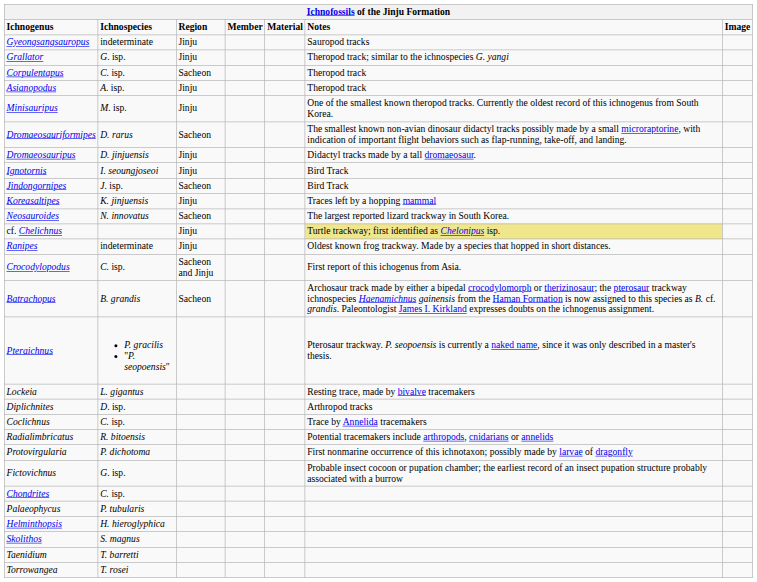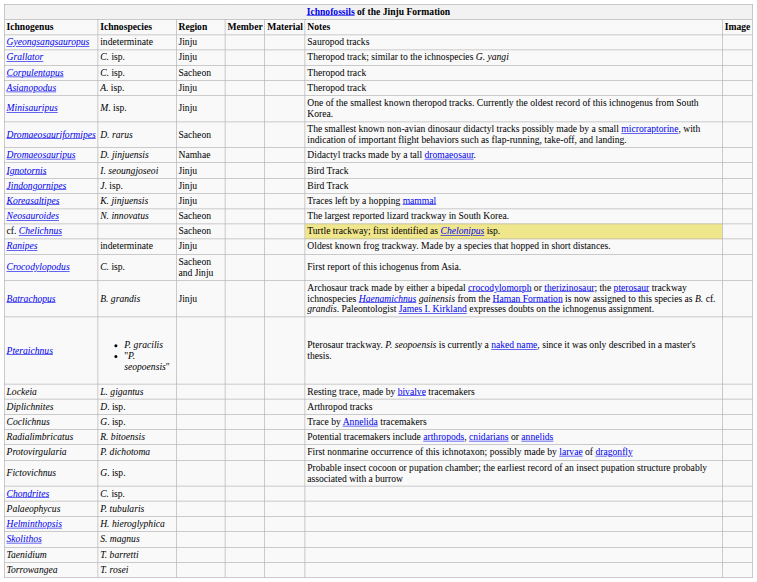(113, 57) G. isp. -> (113, 57) C. isp.
(188, 155) Jinju -> (194, 155) Namhae
(195, 185) Sacheon -> (188, 185) Jinju
(188, 231) Jinju -> (195, 231) Sacheon
(195, 298) Sacheon -> (188, 298) Jinju
(113, 422) C. isp. -> (113, 422) G. isp.
